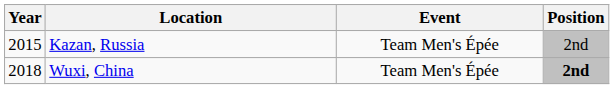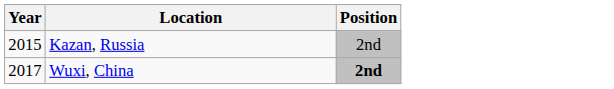- column: (440, 17)
(25, 70) 2018 -> (25, 70) 2017
